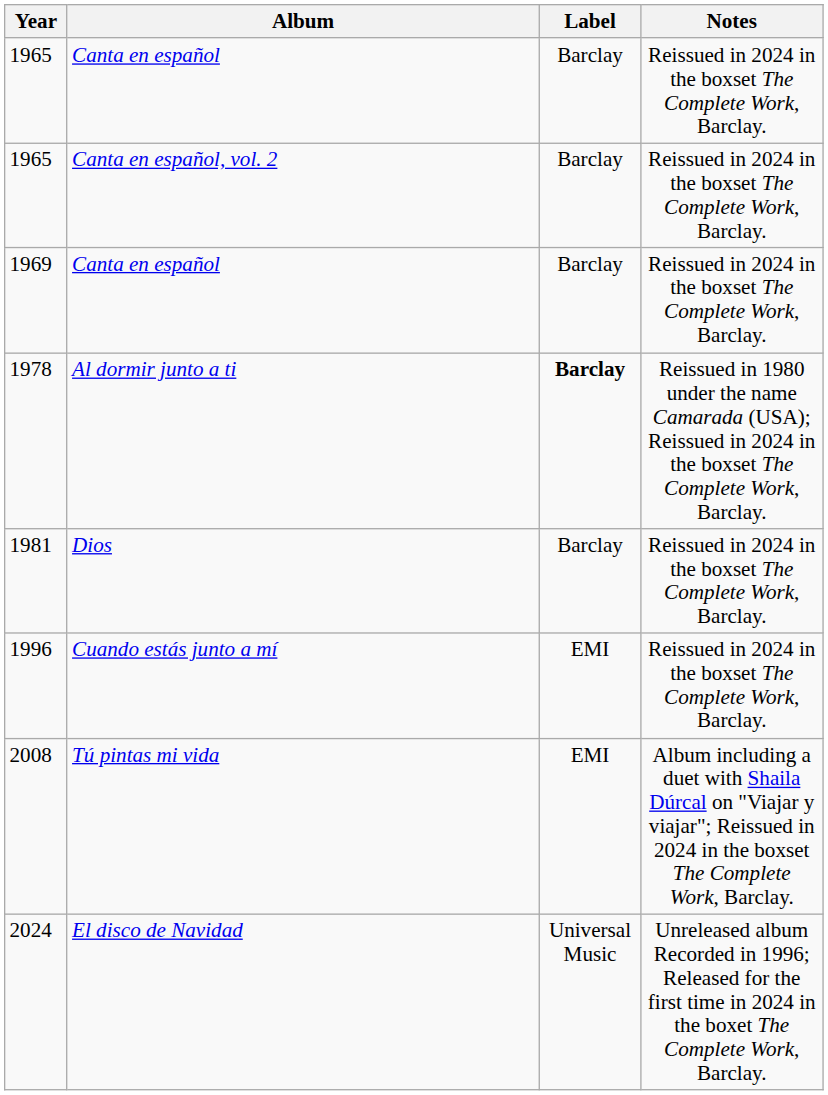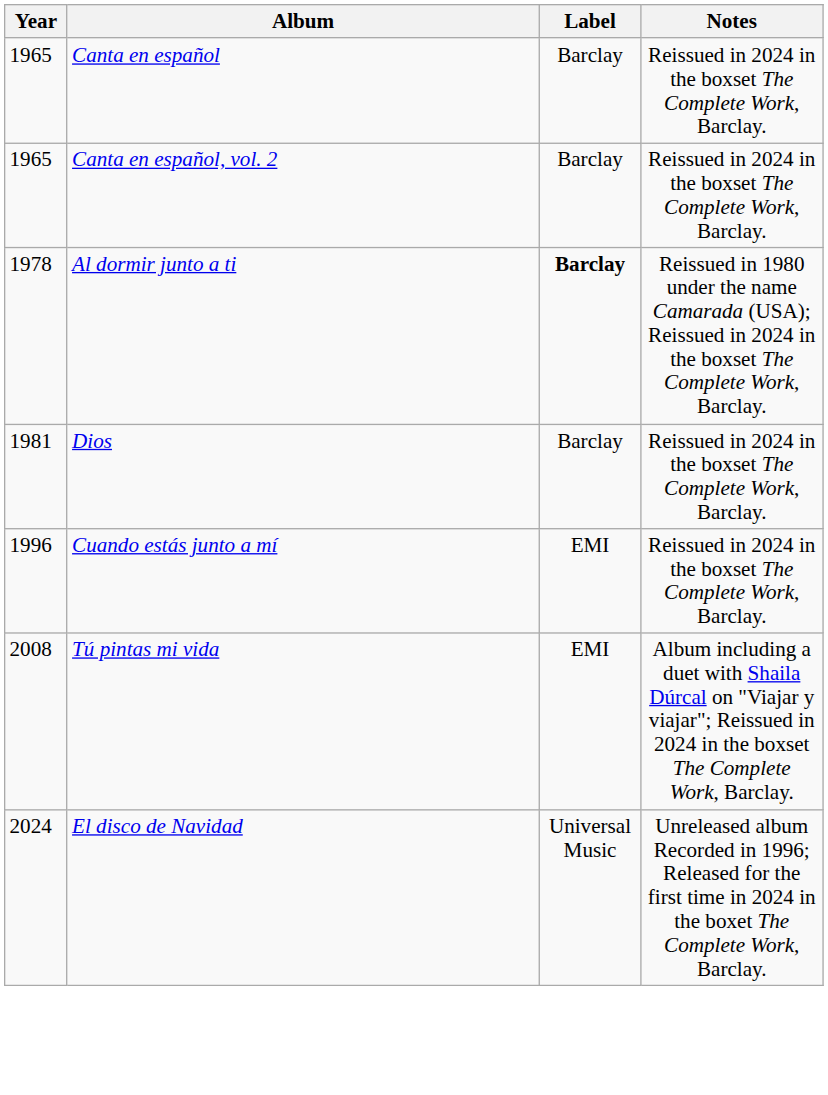- row: (31, 264)
